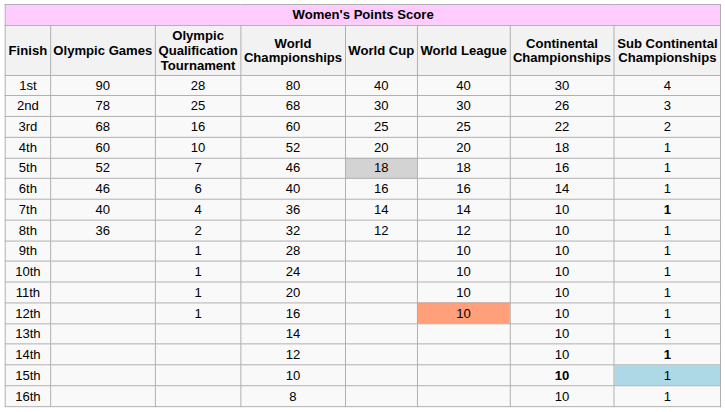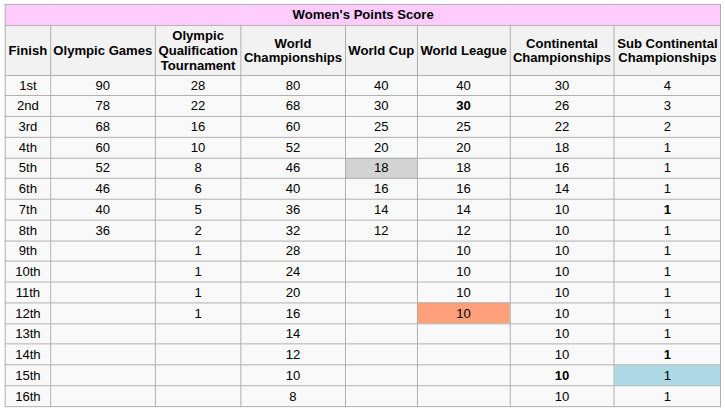(198, 106) 25 -> (198, 106) 22
(464, 106) normal -> (464, 106) bold
(198, 169) 7 -> (198, 169) 8
(198, 210) 4 -> (198, 210) 5
